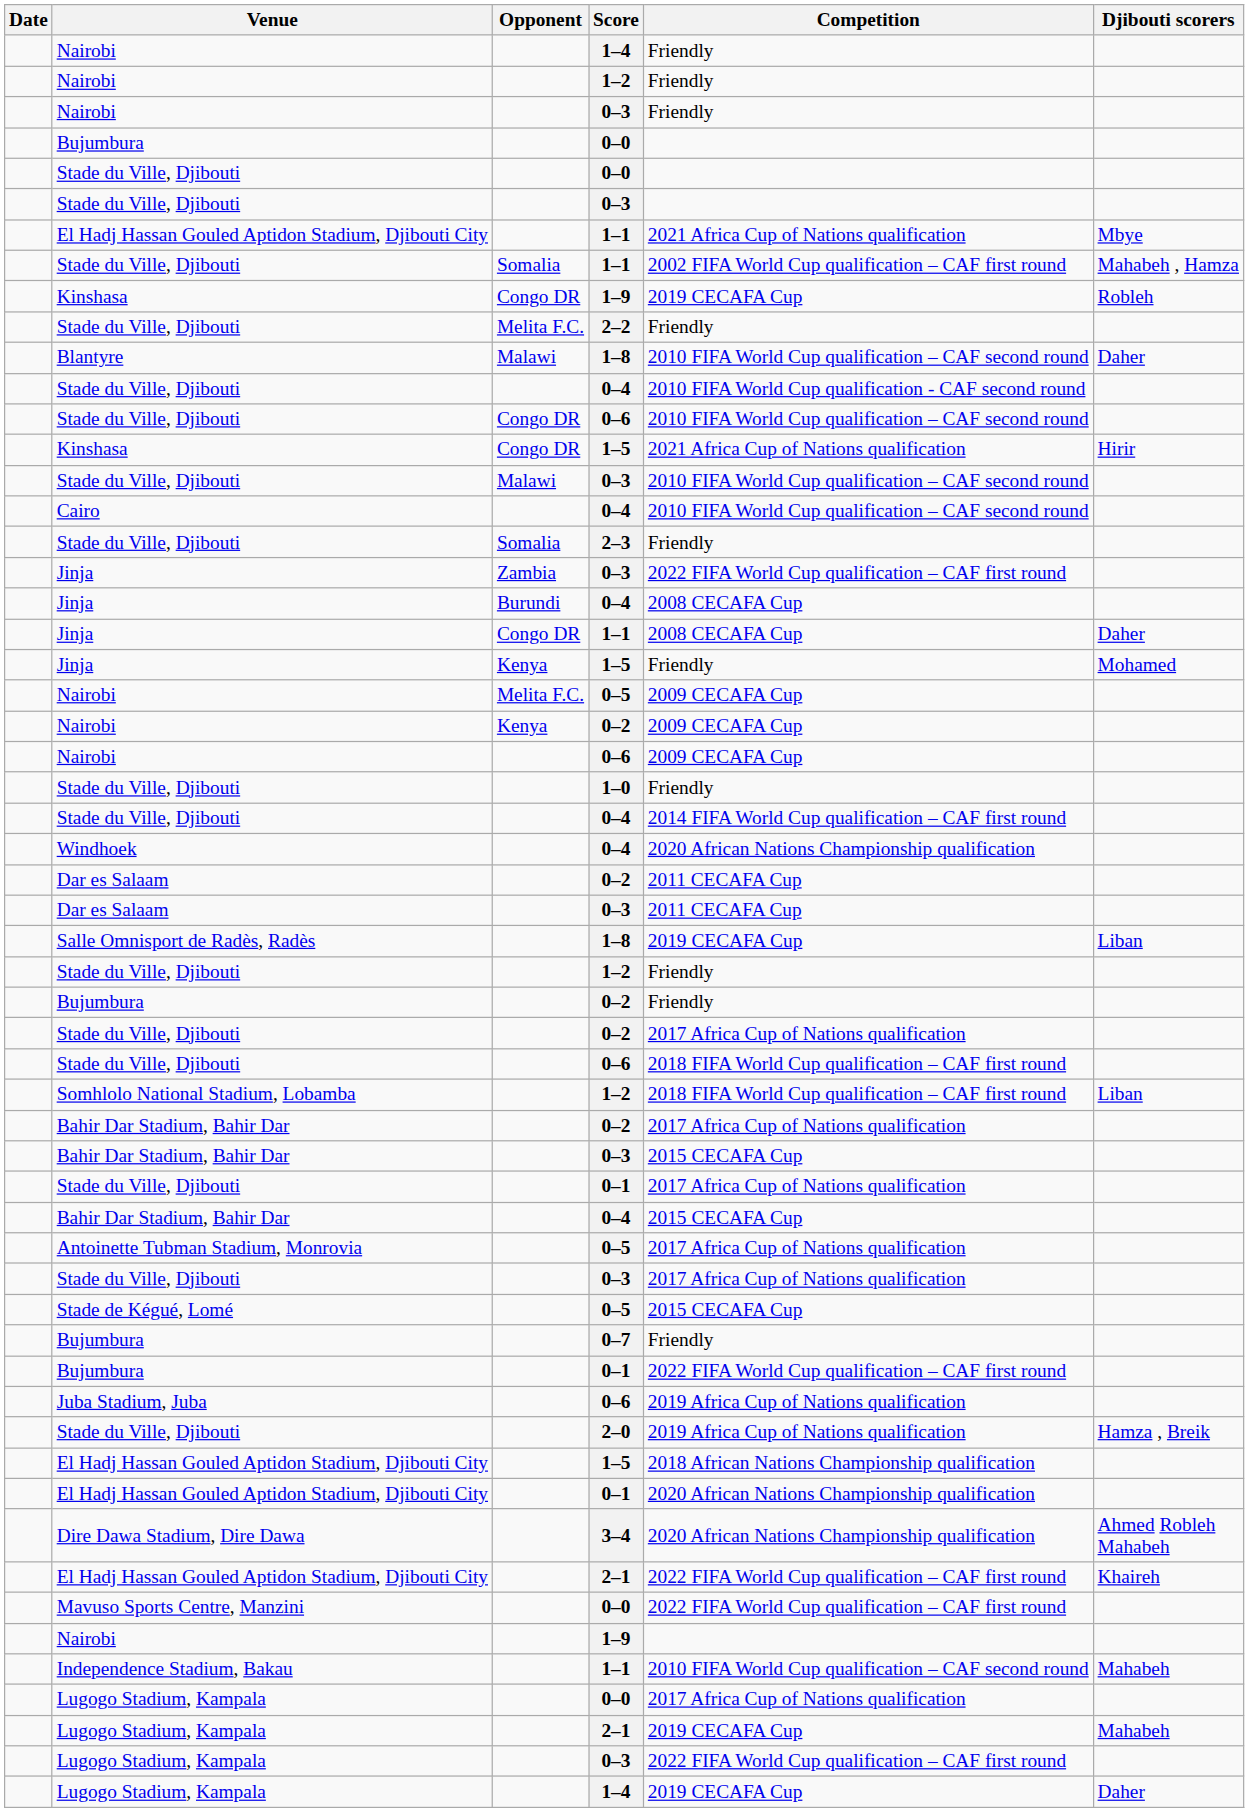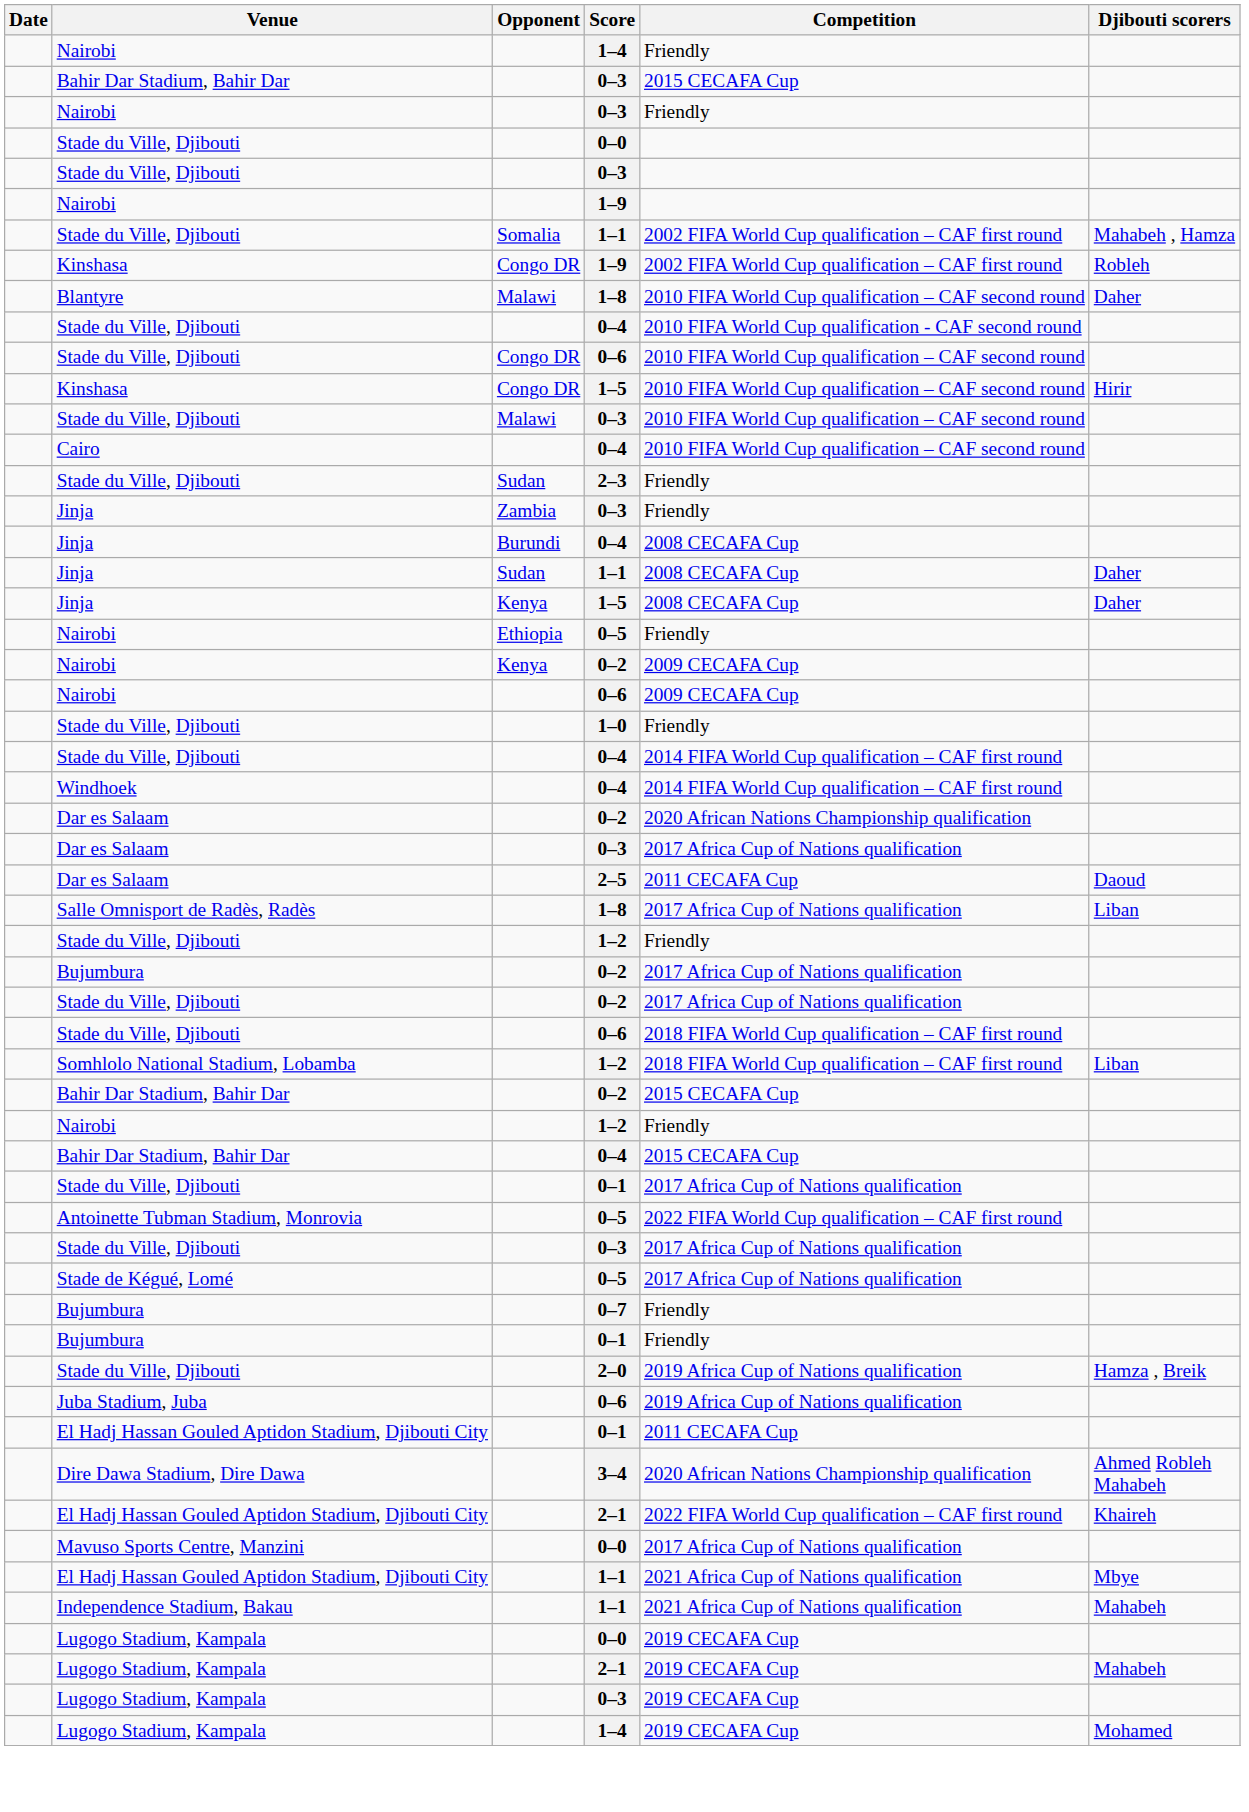rows swapped: (86, 81) <-> (173, 1155)
- row: (100, 142)
rows swapped: (86, 1638) <-> (272, 234)
(725, 296) 2019 CECAFA Cup -> (853, 265) 2002 FIFA World Cup qualification – CAF first round
- row: (148, 326)
(807, 449) 2021 Africa Cup of Nations qualification -> (864, 388) 2010 FIFA World Cup qualification – CAF second round
(529, 541) Somalia -> (521, 480) Sudan
(857, 572) 2022 FIFA World Cup qualification – CAF first round -> (677, 511) Friendly
(539, 633) Congo DR -> (521, 572) Sudan
(681, 664) Friendly -> (721, 603) 2008 CECAFA Cup
(1137, 664) Mohamed -> (1117, 603) Daher
(541, 695) Melita F.C. -> (530, 633) Ethiopia
(725, 695) 2009 CECAFA Cup -> (677, 633) Friendly
(841, 848) 2020 African Nations Championship qualification -> (853, 787) 2014 FIFA World Cup qualification – CAF first round
(725, 879) 2011 CECAFA Cup -> (838, 818) 2020 African Nations Championship qualification
(725, 910) 2011 CECAFA Cup -> (803, 848) 2017 Africa Cup of Nations qualification
+ row: (113, 879)
(725, 940) 2019 CECAFA Cup -> (803, 910) 2017 Africa Cup of Nations qualification
(681, 1002) Friendly -> (803, 971) 2017 Africa Cup of Nations qualification
(807, 1125) 2017 Africa Cup of Nations qualification -> (721, 1094) 2015 CECAFA Cup
rows swapped: (173, 1217) <-> (148, 1186)
(807, 1248) 2017 Africa Cup of Nations qualification -> (853, 1217) 2022 FIFA World Cup qualification – CAF first round
(725, 1309) 2015 CECAFA Cup -> (803, 1278) 2017 Africa Cup of Nations qualification
(857, 1370) 2022 FIFA World Cup qualification – CAF first round -> (677, 1340) Friendly
rows swapped: (148, 1432) <-> (132, 1401)
- row: (272, 1462)
(841, 1493) 2020 African Nations Championship qualification -> (721, 1432) 2011 CECAFA Cup
(857, 1607) 2022 FIFA World Cup qualification – CAF first round -> (803, 1546) 2017 Africa Cup of Nations qualification
(868, 1668) 2010 FIFA World Cup qualification – CAF second round -> (803, 1607) 2021 Africa Cup of Nations qualification
(807, 1699) 2017 Africa Cup of Nations qualification -> (721, 1638) 2019 CECAFA Cup
(857, 1761) 2022 FIFA World Cup qualification – CAF first round -> (721, 1699) 2019 CECAFA Cup
(1121, 1791) Daher -> (1133, 1730) Mohamed
